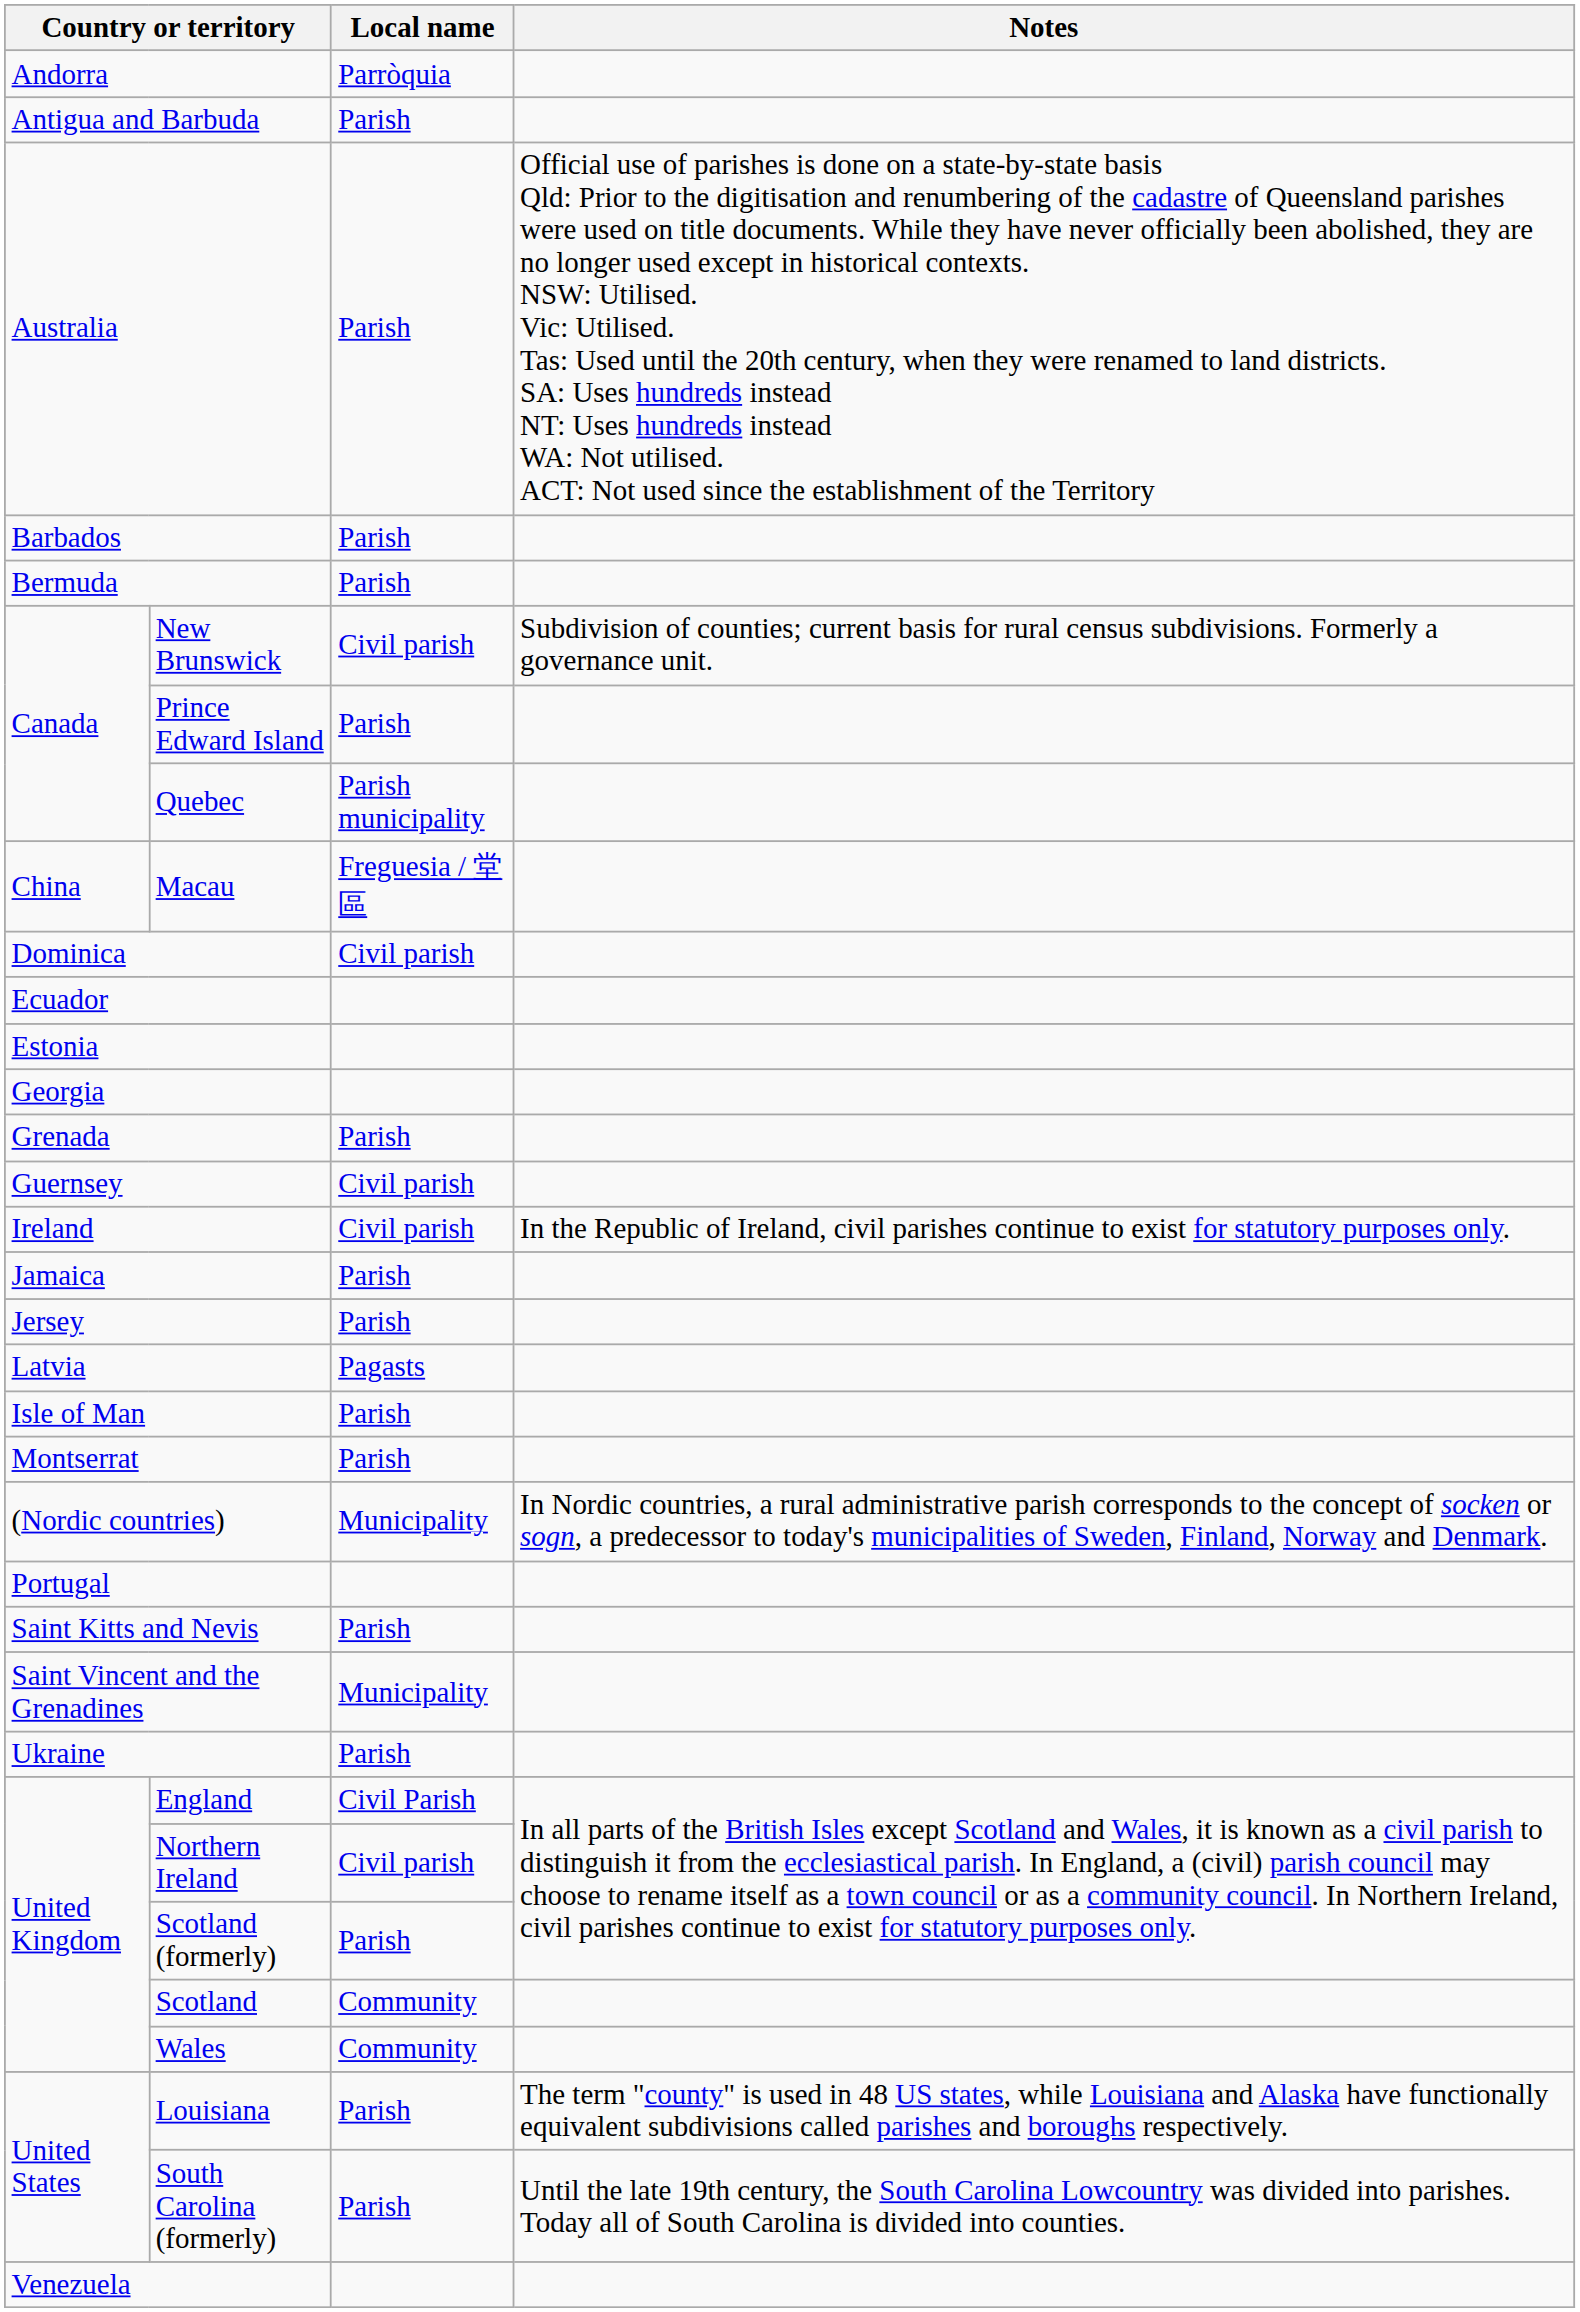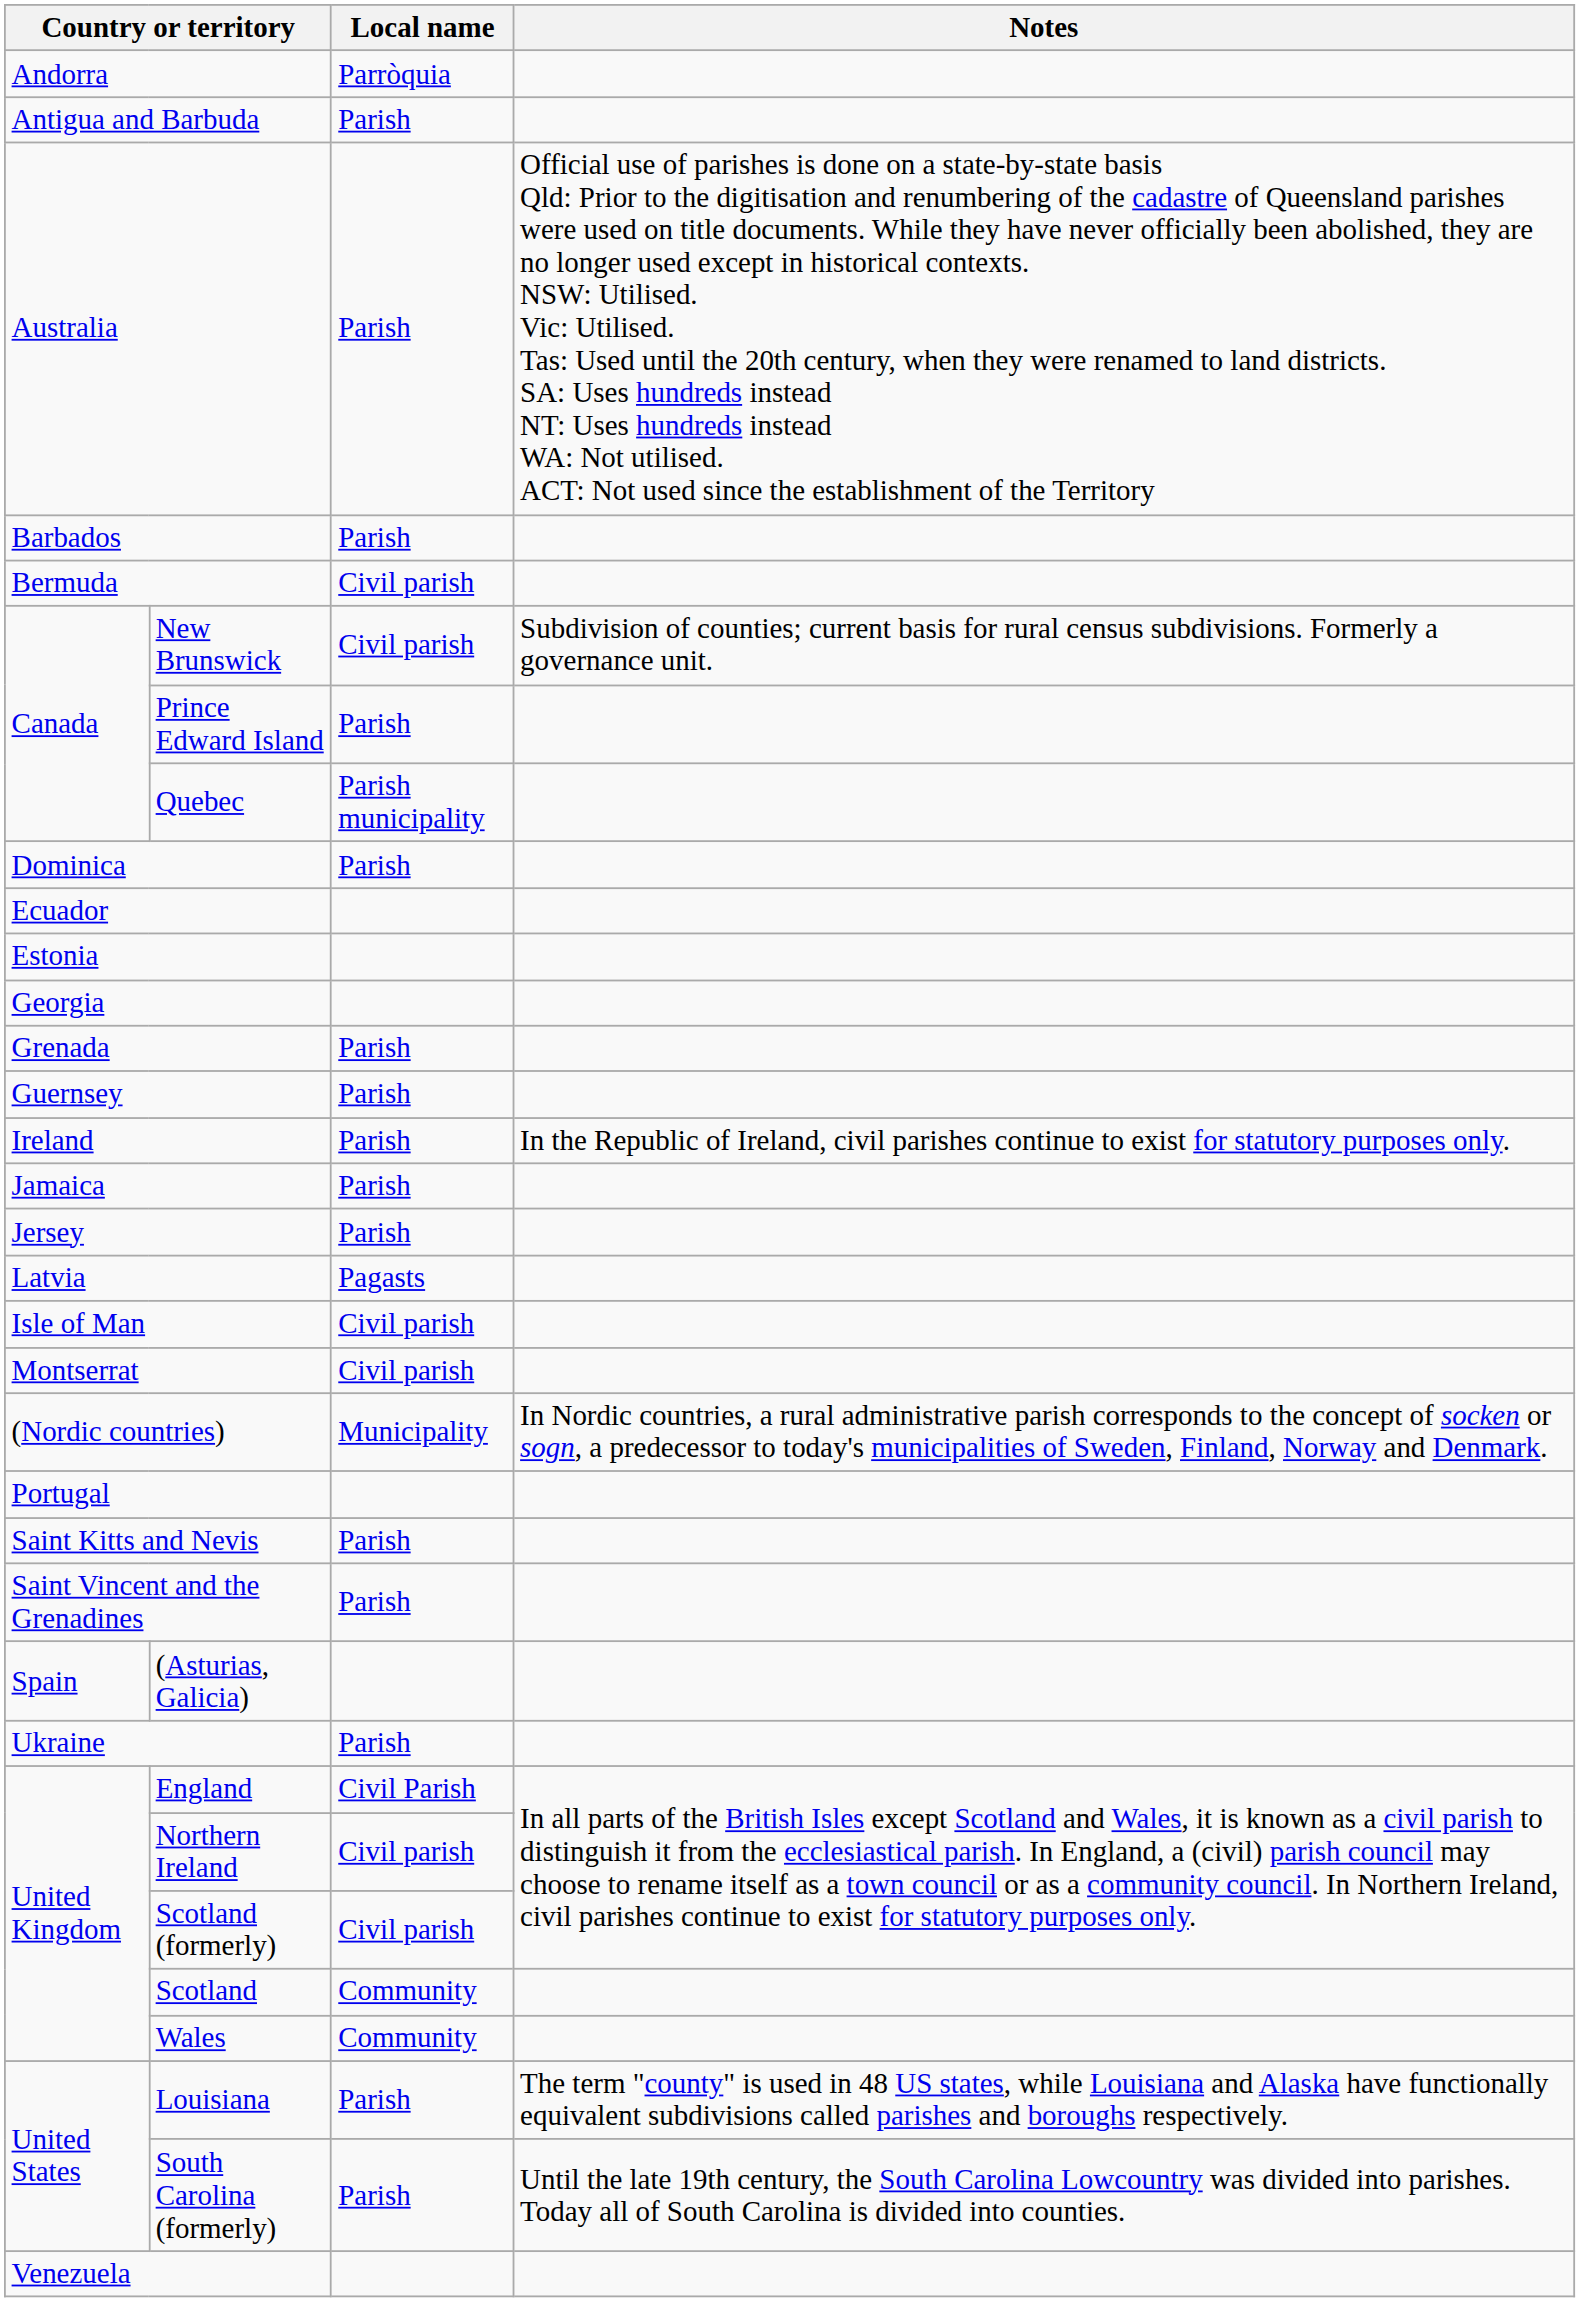(374, 582) Parish -> (406, 582) Civil parish
- row: (195, 886)
(406, 953) Civil parish -> (374, 864) Parish
(406, 1183) Civil parish -> (374, 1094) Parish
(406, 1229) Civil parish -> (374, 1139) Parish
(374, 1413) Parish -> (406, 1323) Civil parish
(374, 1458) Parish -> (406, 1369) Civil parish
(413, 1691) Municipality -> (374, 1602) Parish
+ row: (212, 1680)
(374, 1940) Parish -> (406, 1929) Civil parish
